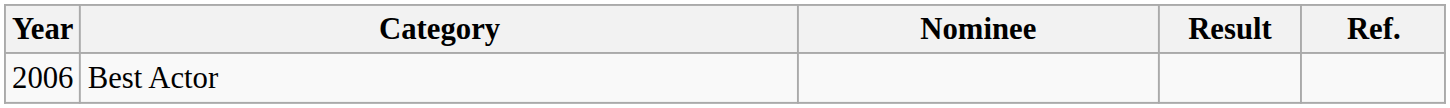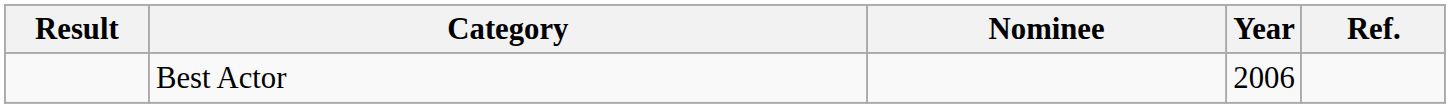columns swapped: (43, 28) <-> (1230, 28)
